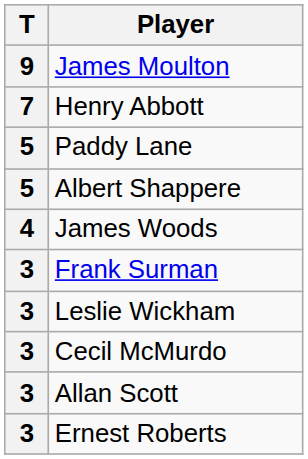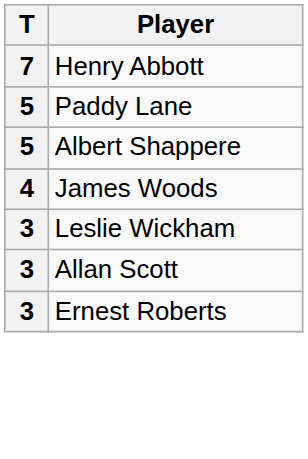- row: (142, 65)
- row: (136, 270)
- row: (141, 351)
